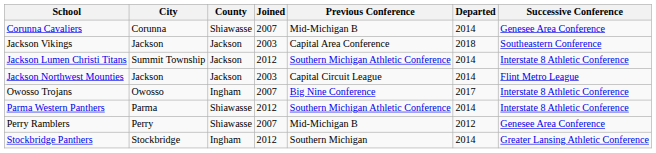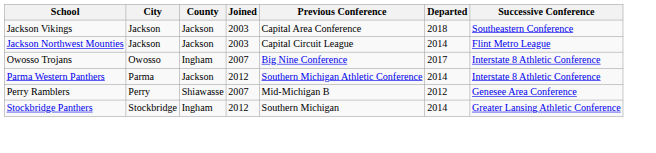- row: (44, 28)
- row: (67, 60)
(231, 108) Shiawasse -> (198, 76) Jackson
